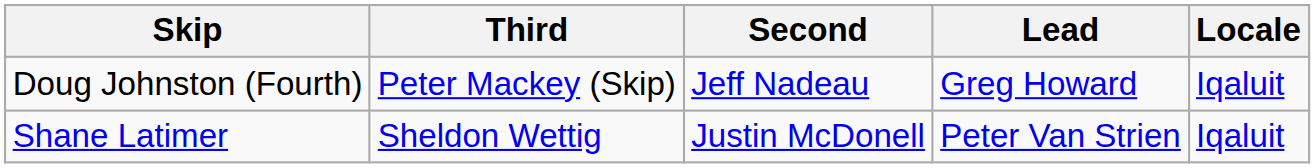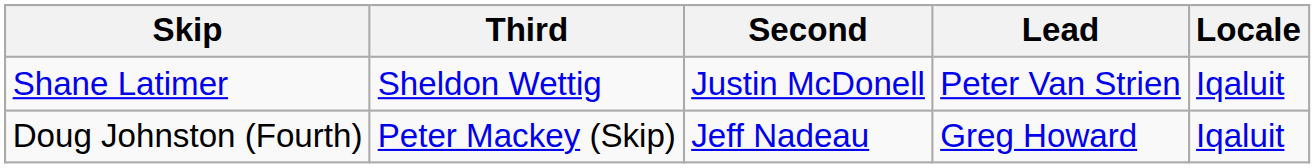rows swapped: (120, 135) <-> (188, 83)
